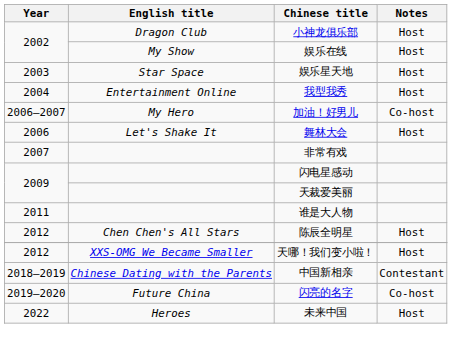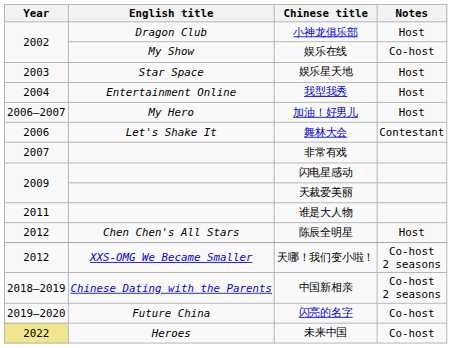(412, 52) Host -> (412, 52) Co-host
(412, 112) Co-host -> (412, 112) Host
(412, 132) Host -> (412, 132) Contestant
(412, 253) Host -> (412, 258) Co-host 2 seasons
(412, 273) Contestant -> (412, 288) Co-host 2 seasons
(36, 313) no background -> (36, 333) khaki background
(412, 313) Host -> (412, 333) Co-host
